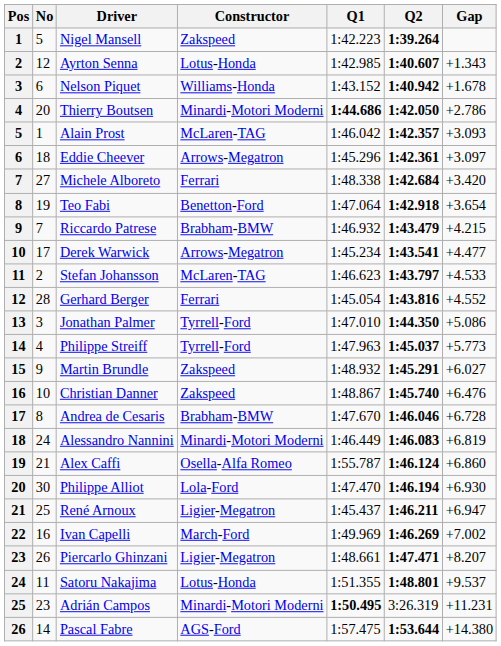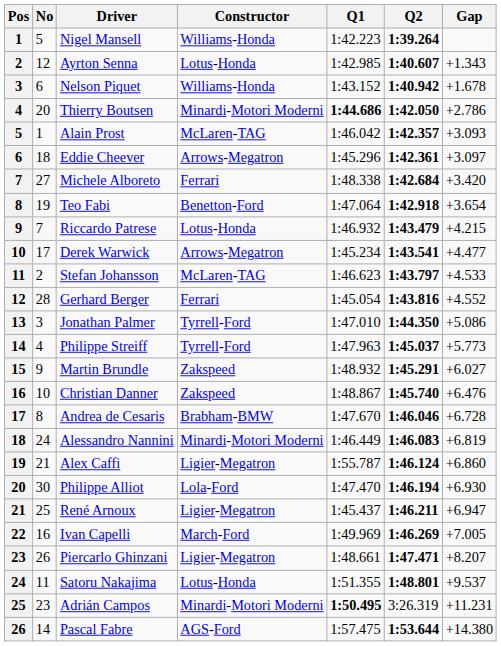(208, 40) Zakspeed -> (228, 40) Williams-Honda
(227, 228) Brabham-BMW -> (218, 228) Lotus-Honda
(236, 464) Osella-Alfa Romeo -> (228, 464) Ligier-Megatron
(466, 534) +7.002 -> (466, 534) +7.005
